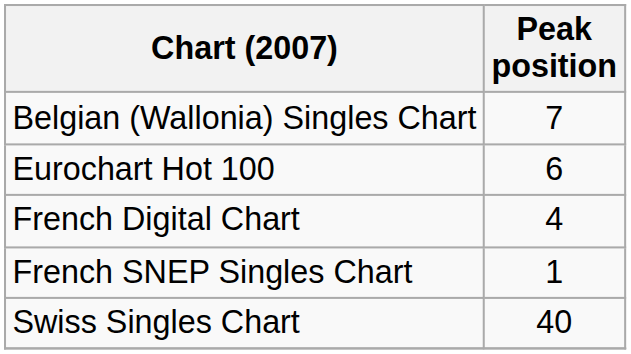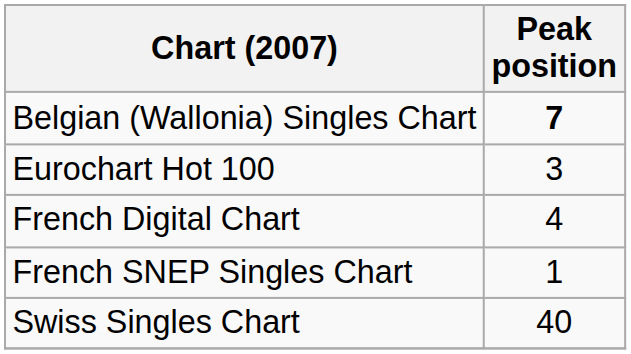(554, 117) normal -> (554, 117) bold
(554, 169) 6 -> (554, 169) 3
